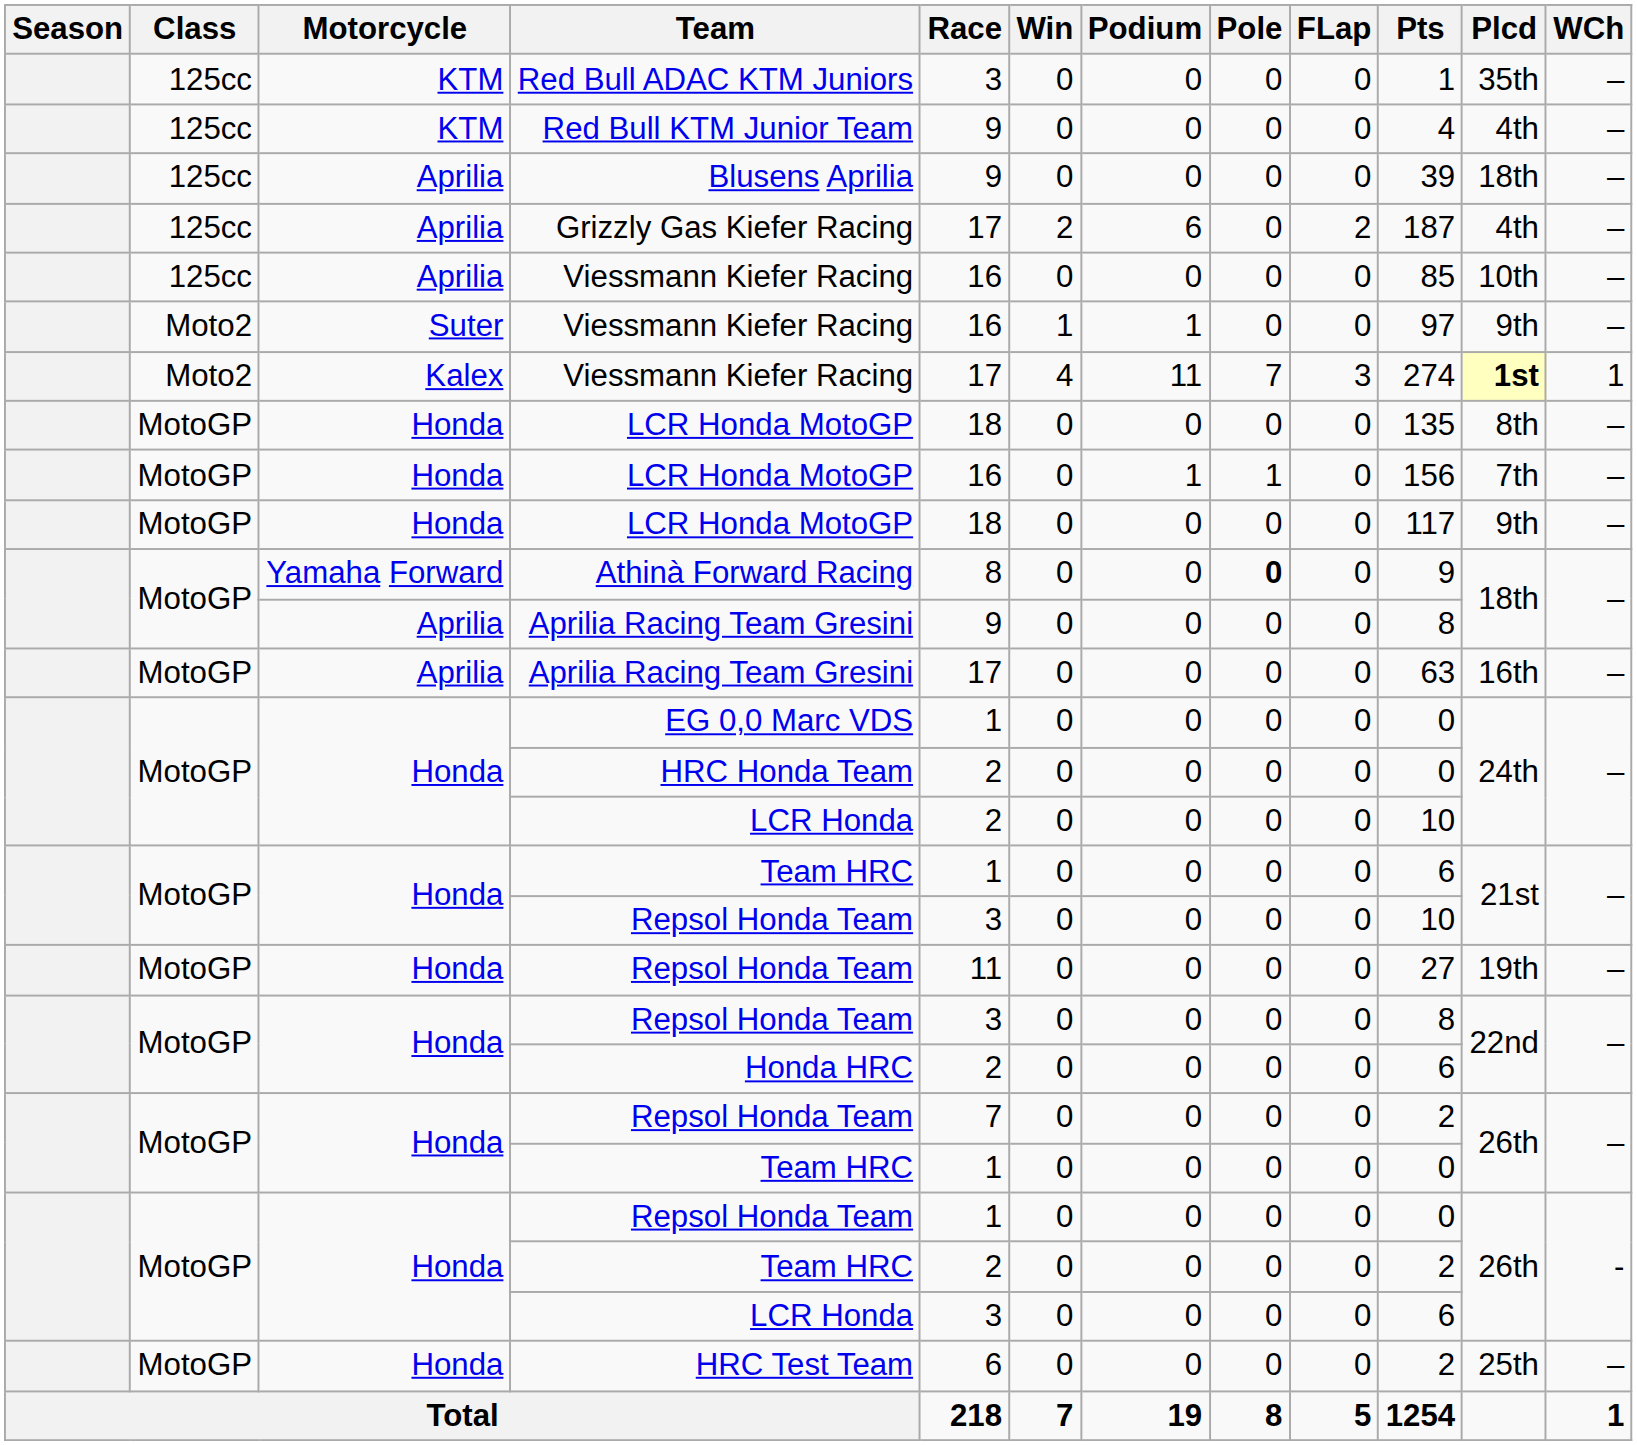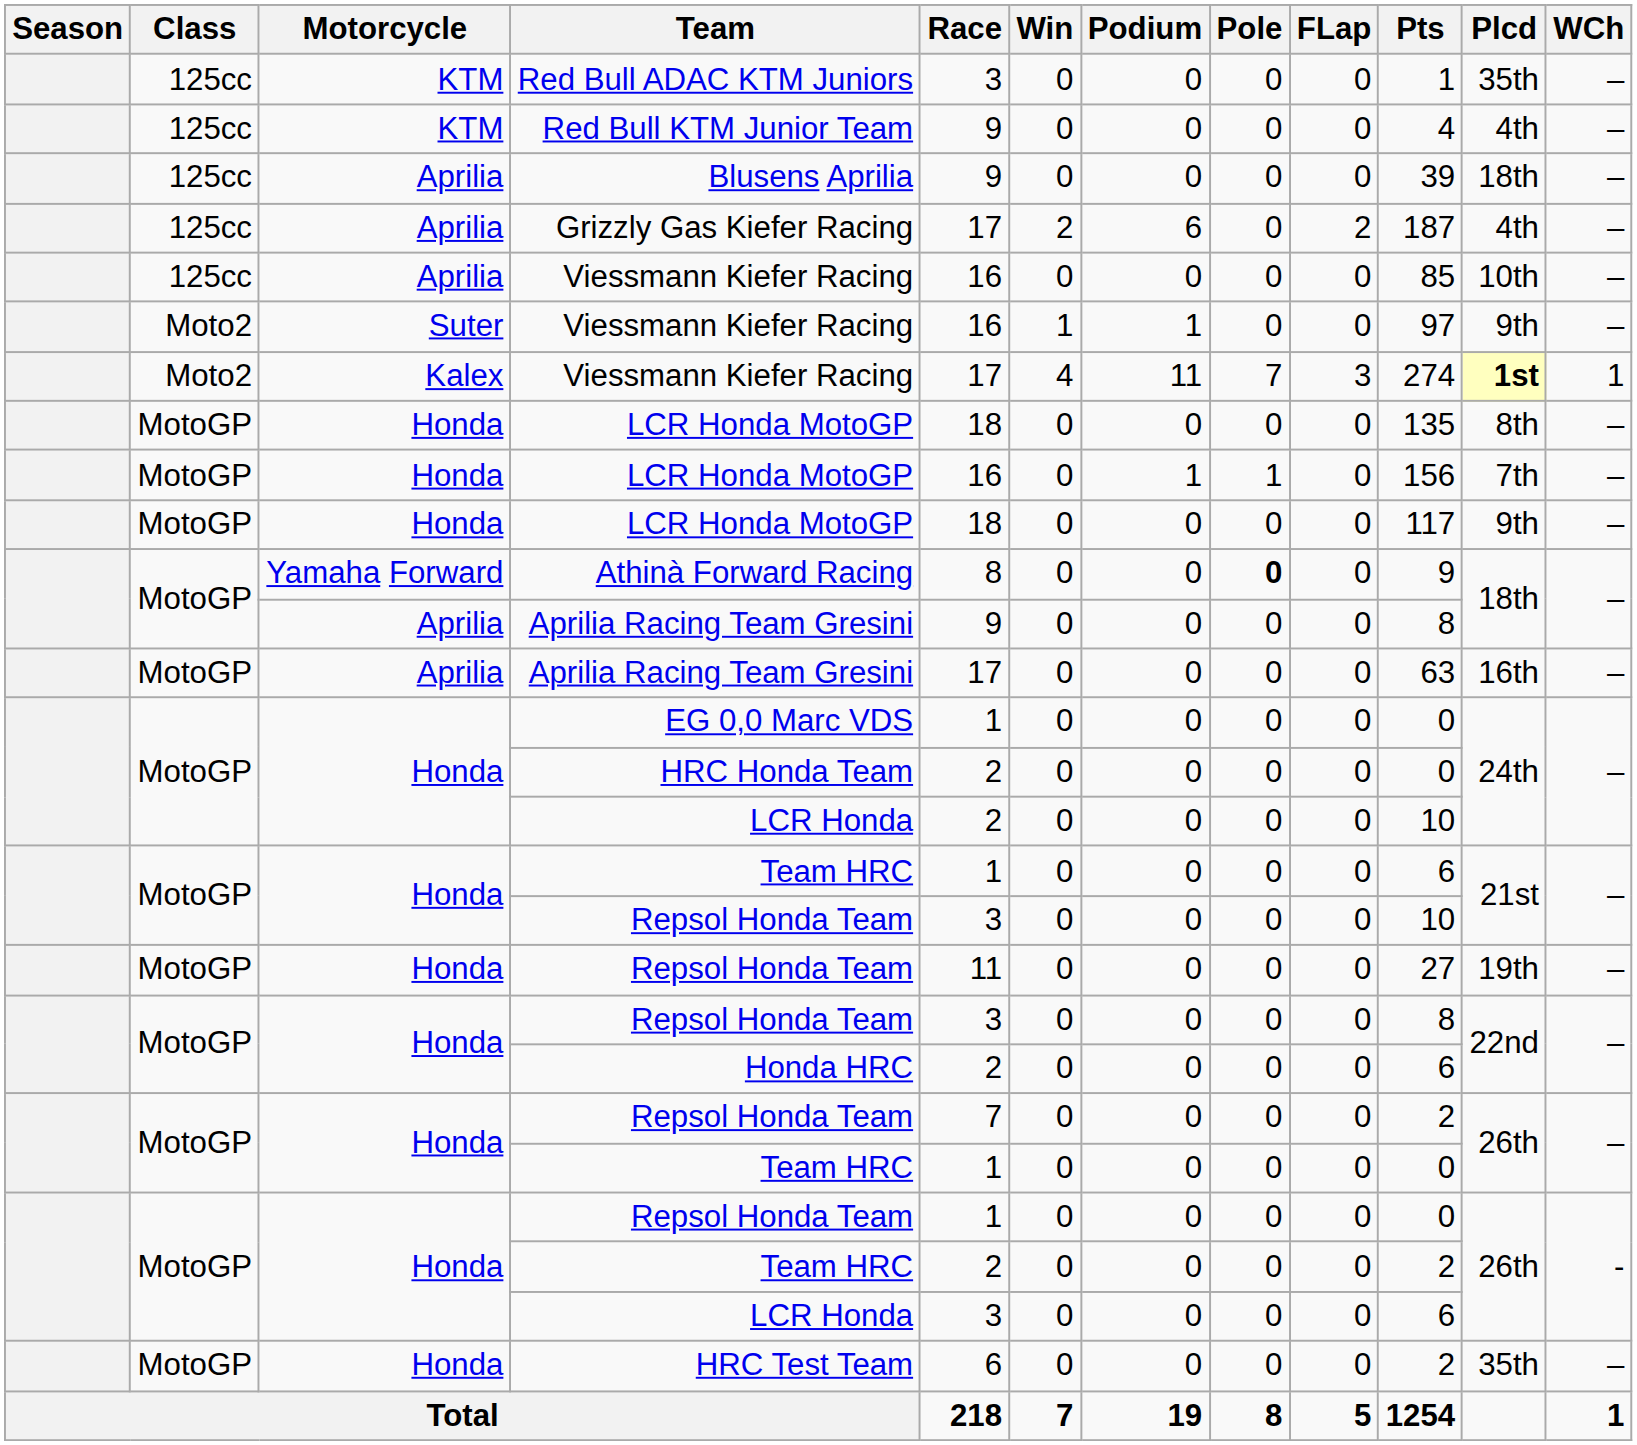(1509, 1365) 25th -> (1509, 1365) 35th
